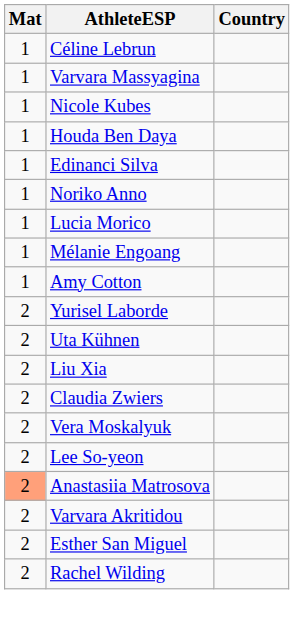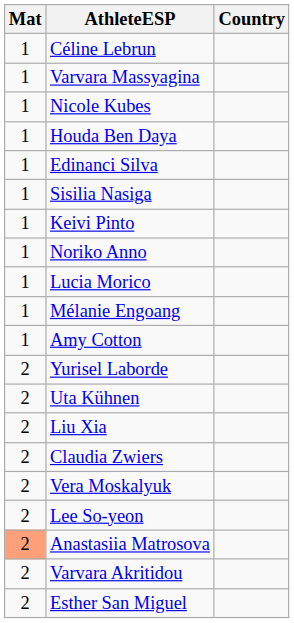+ row: (101, 194)
+ row: (92, 223)
- row: (107, 573)
